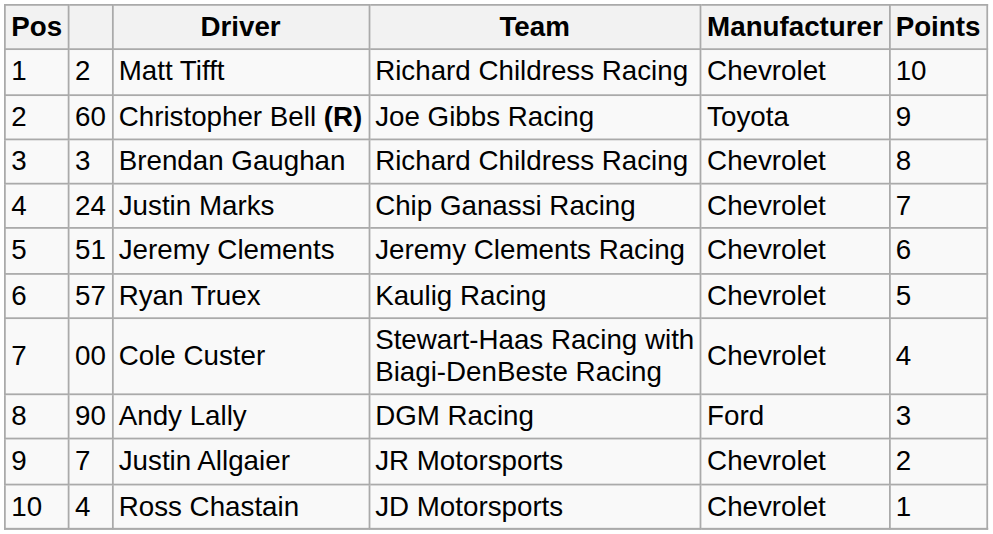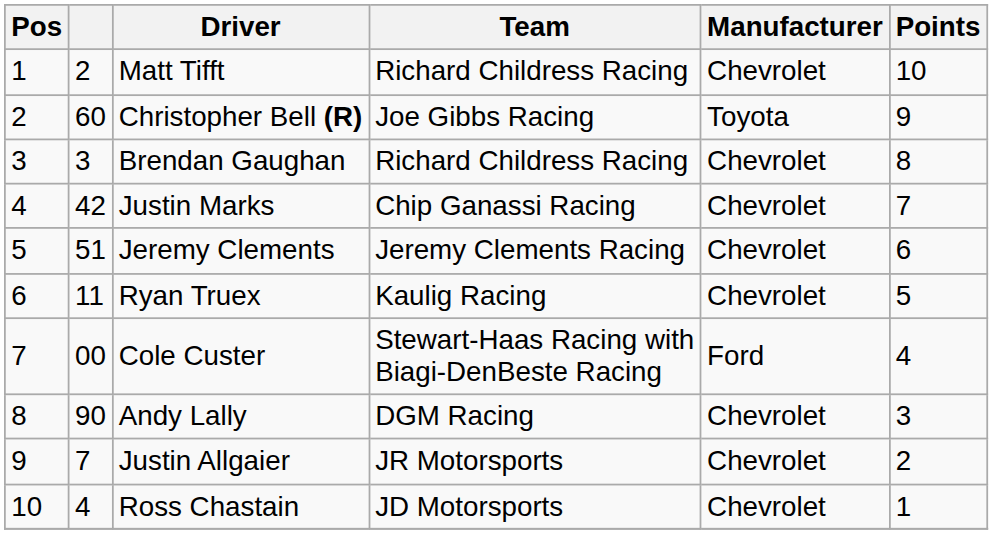(90, 205) 24 -> (90, 205) 42
(90, 294) 57 -> (89, 294) 11
(766, 355) Chevrolet -> (736, 355) Ford
(736, 415) Ford -> (766, 415) Chevrolet
